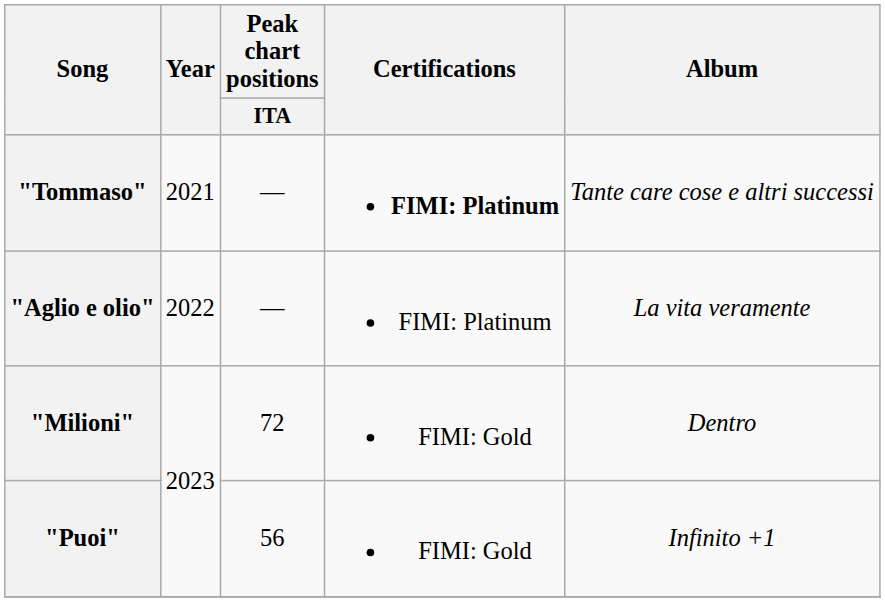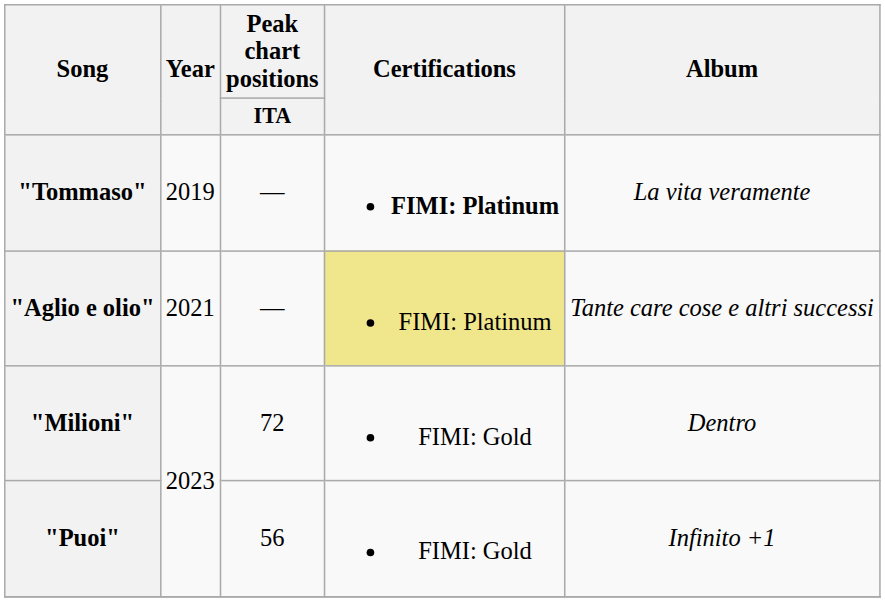(190, 192) 2021 -> (190, 192) 2019
(722, 192) Tante care cose e altri successi -> (722, 192) La vita veramente
(190, 307) 2022 -> (190, 307) 2021
(444, 322) no background -> (444, 322) khaki background
(722, 307) La vita veramente -> (722, 307) Tante care cose e altri successi
